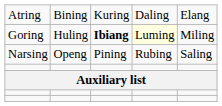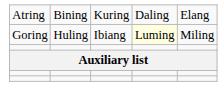(111, 34) bold -> (110, 34) normal
- row: (28, 54)
